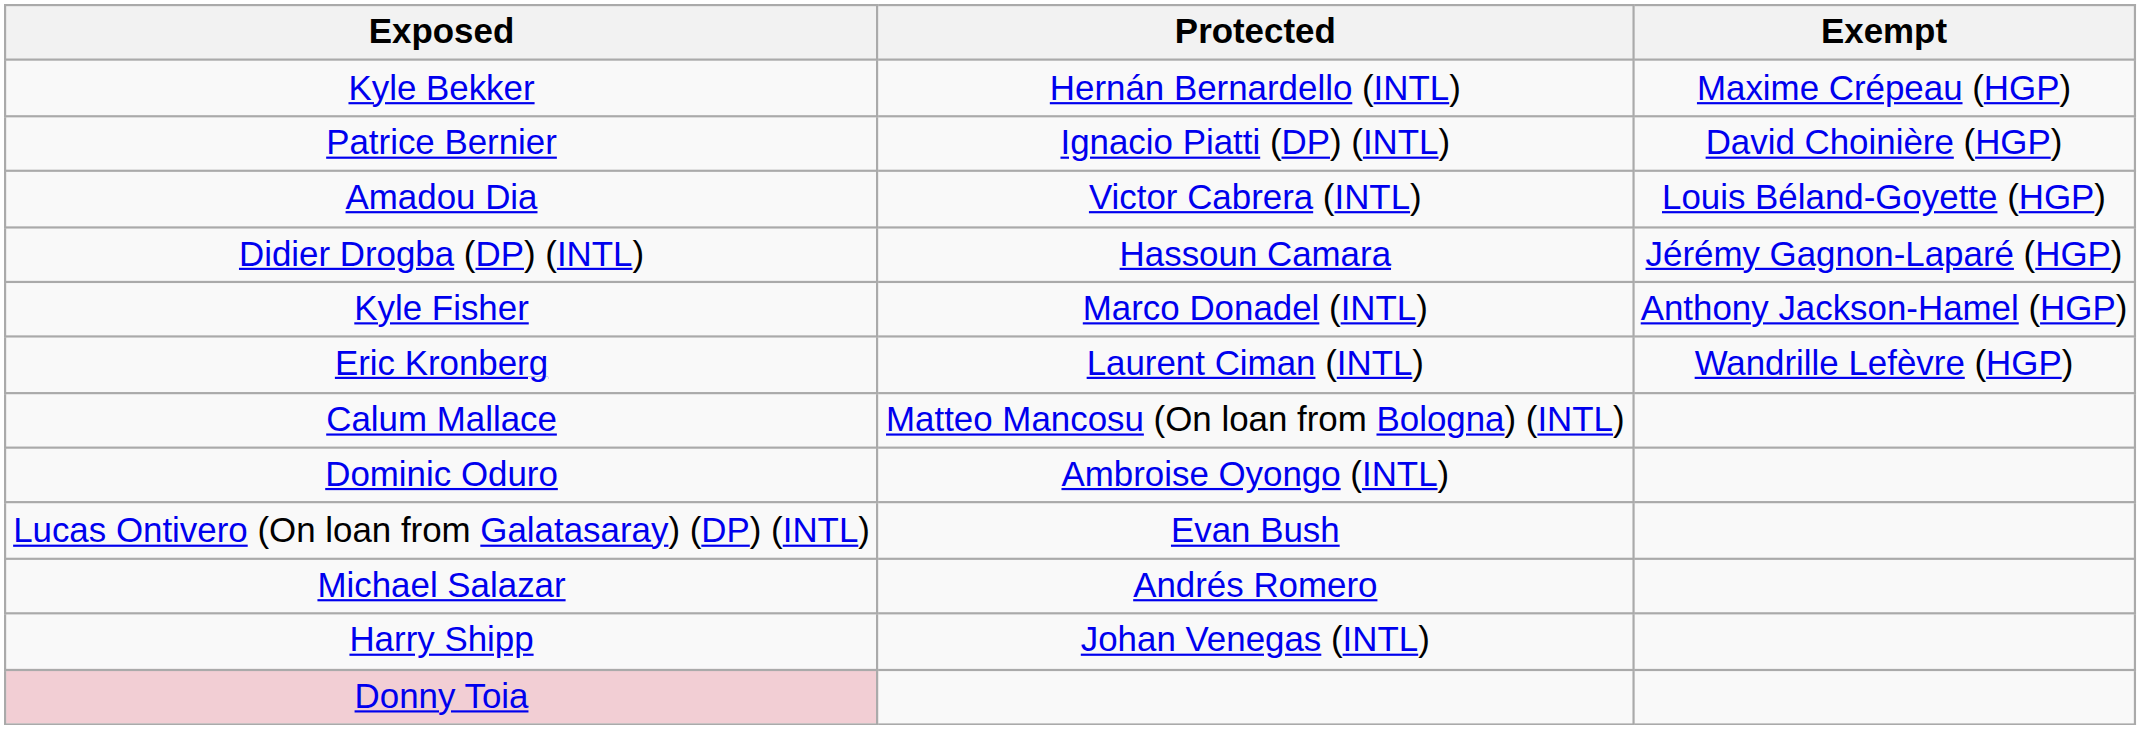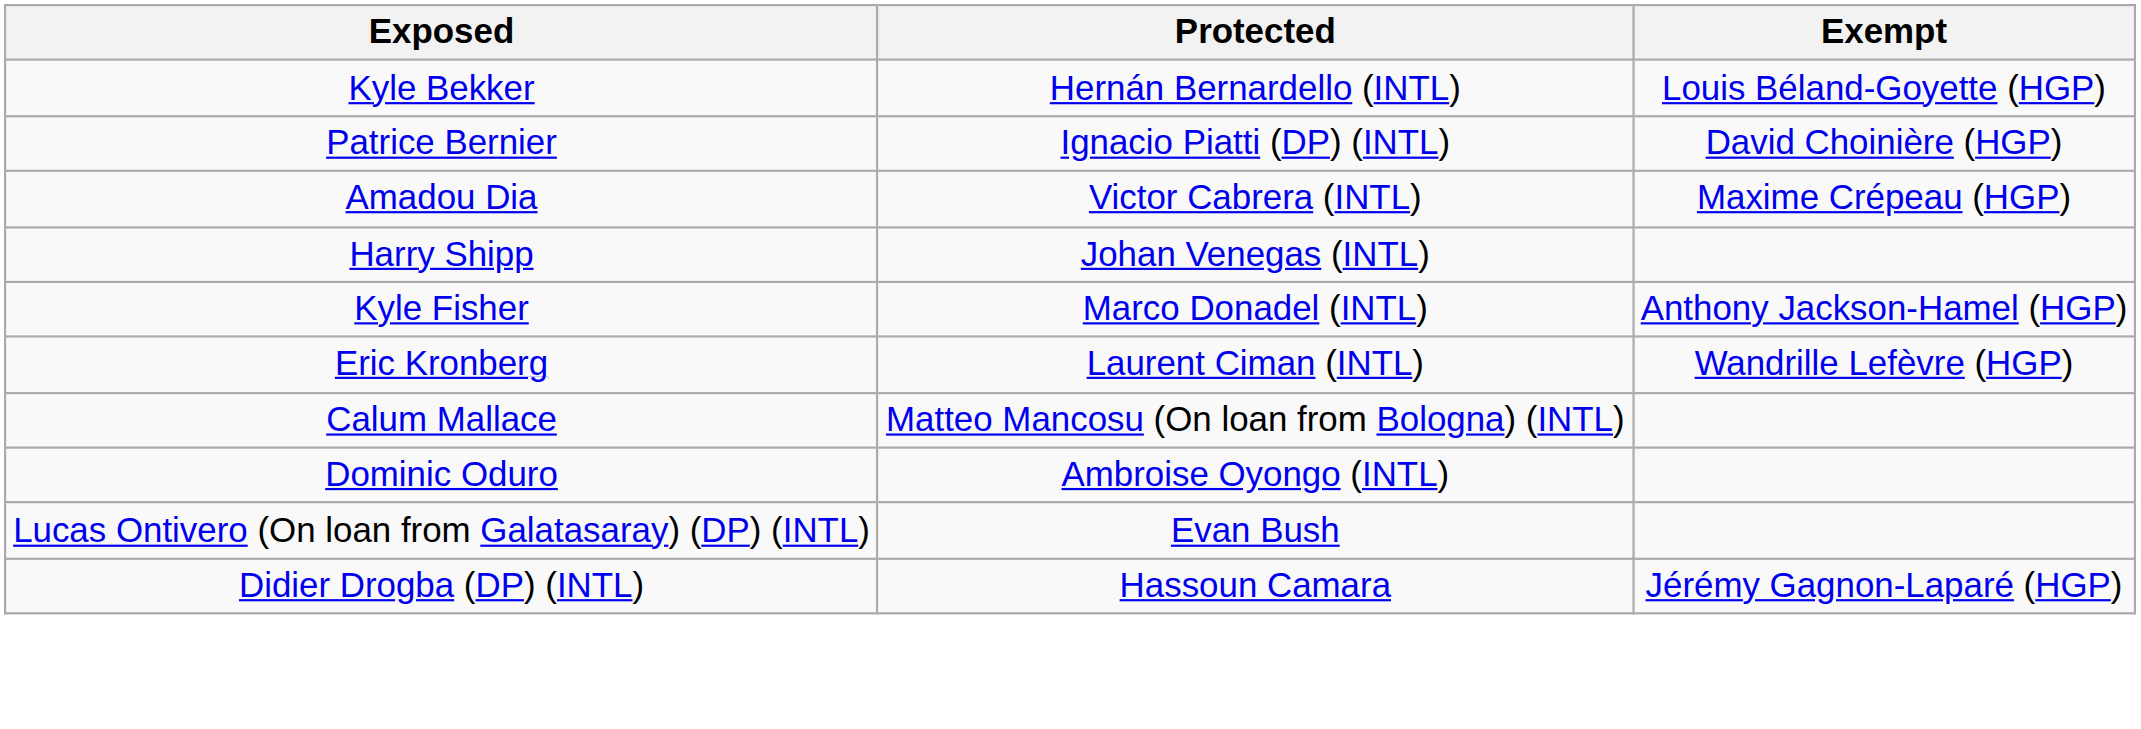(1884, 87) Maxime Crépeau (HGP) -> (1884, 87) Louis Béland-Goyette (HGP)
(1884, 198) Louis Béland-Goyette (HGP) -> (1884, 198) Maxime Crépeau (HGP)
rows swapped: (442, 253) <-> (442, 640)
- row: (442, 585)
- row: (442, 695)
